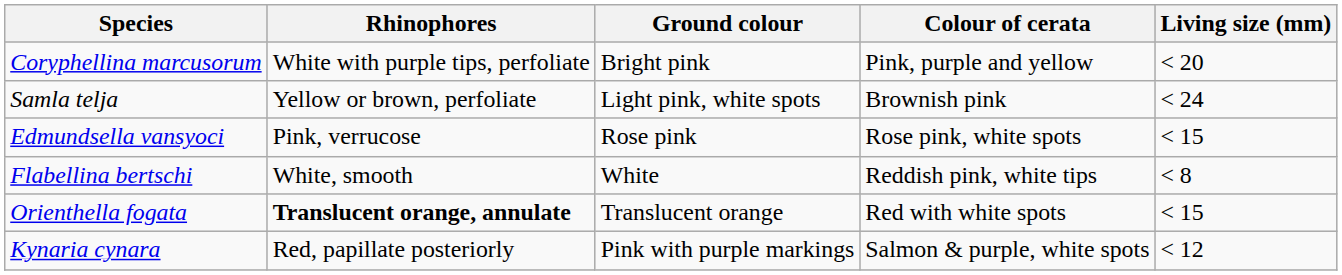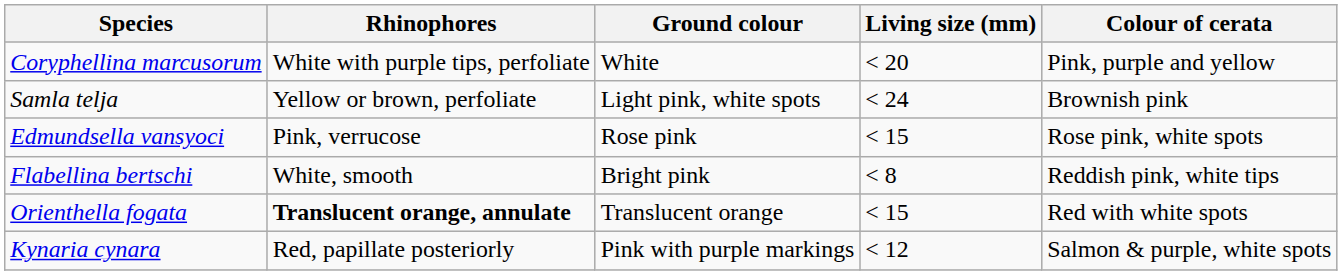columns swapped: (1007, 23) <-> (1246, 23)
(655, 61) Bright pink -> (630, 61) White
(630, 174) White -> (655, 174) Bright pink
